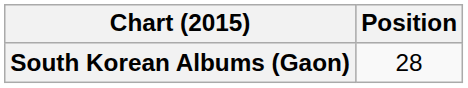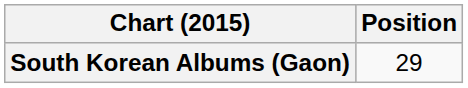(409, 62) 28 -> (409, 62) 29
